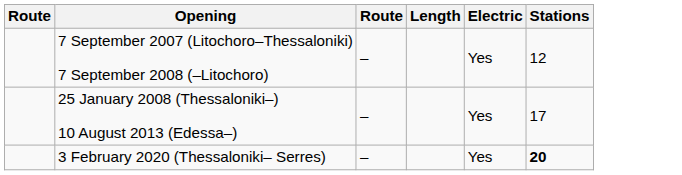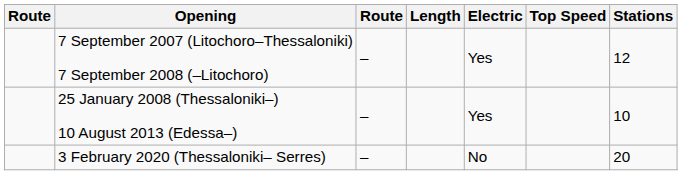+ column: (568, 16)
(538, 116) 17 -> (622, 116) 10
(480, 157) Yes -> (477, 157) No
(538, 157) bold -> (622, 157) normal
